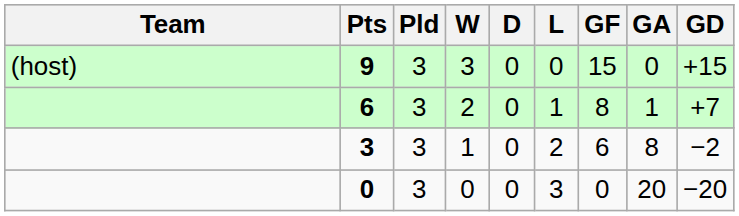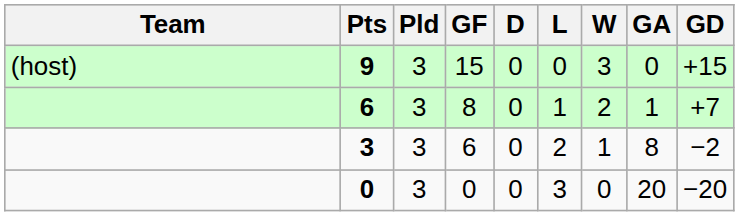columns swapped: (467, 25) <-> (602, 25)
